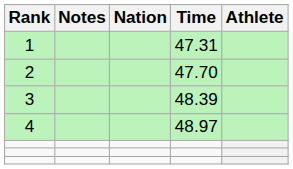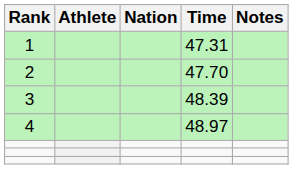columns swapped: (255, 18) <-> (82, 18)
